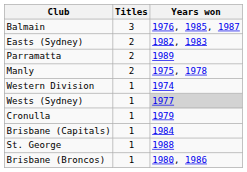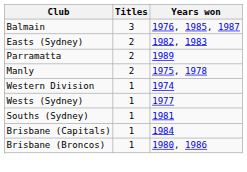(163, 101) lightgrey background -> (163, 101) no background
- row: (28, 116)
+ row: (48, 116)
- row: (34, 145)
